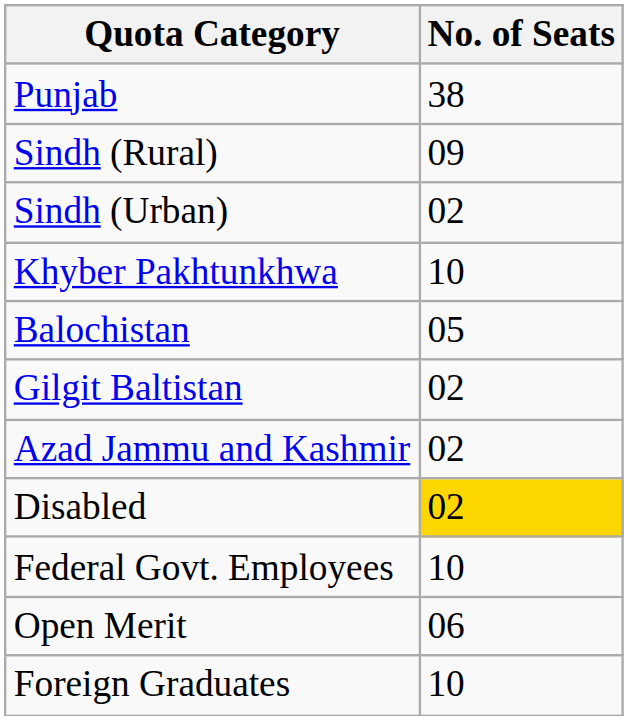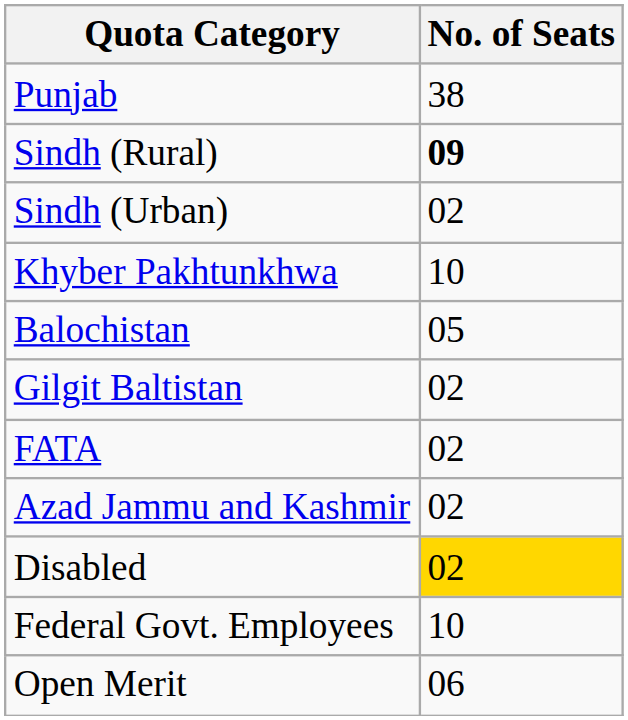(446, 152) normal -> (446, 152) bold
+ row: (57, 447)
- row: (152, 684)
